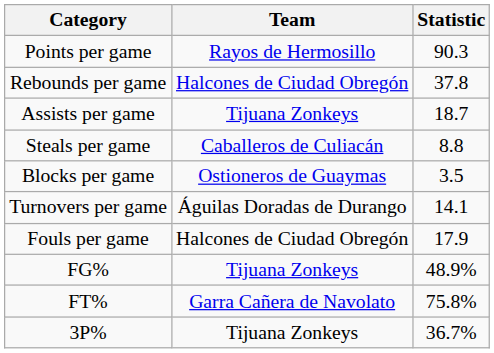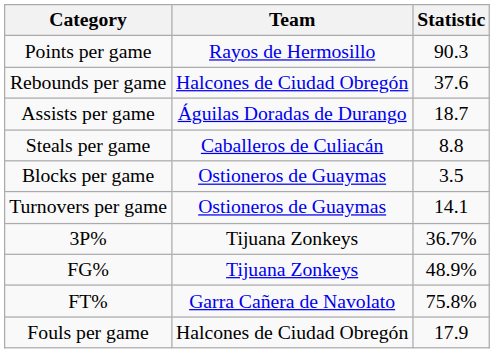(451, 82) 37.8 -> (451, 82) 37.6
(292, 113) Tijuana Zonkeys -> (292, 113) Águilas Doradas de Durango
(292, 207) Águilas Doradas de Durango -> (292, 207) Ostioneros de Guaymas
rows swapped: (88, 238) <-> (88, 332)
